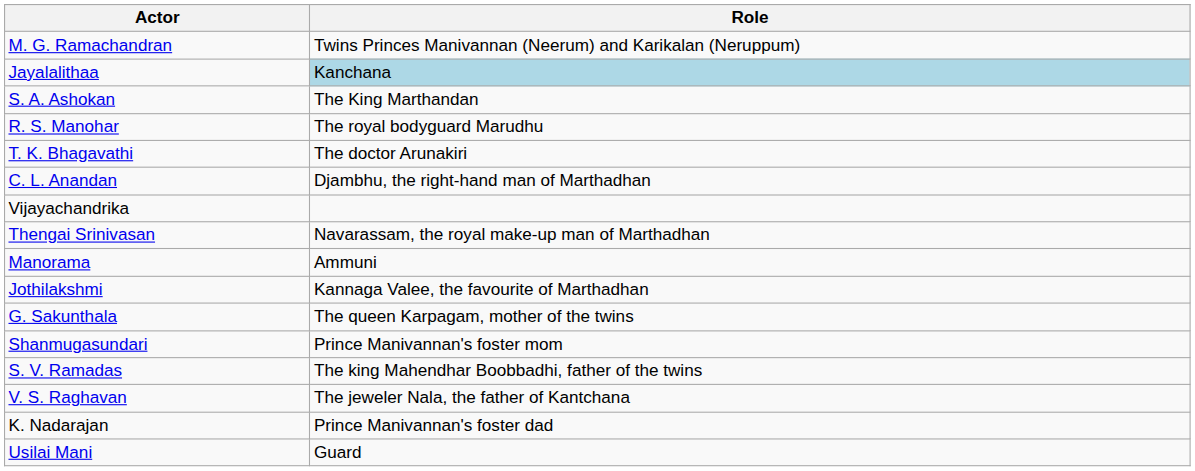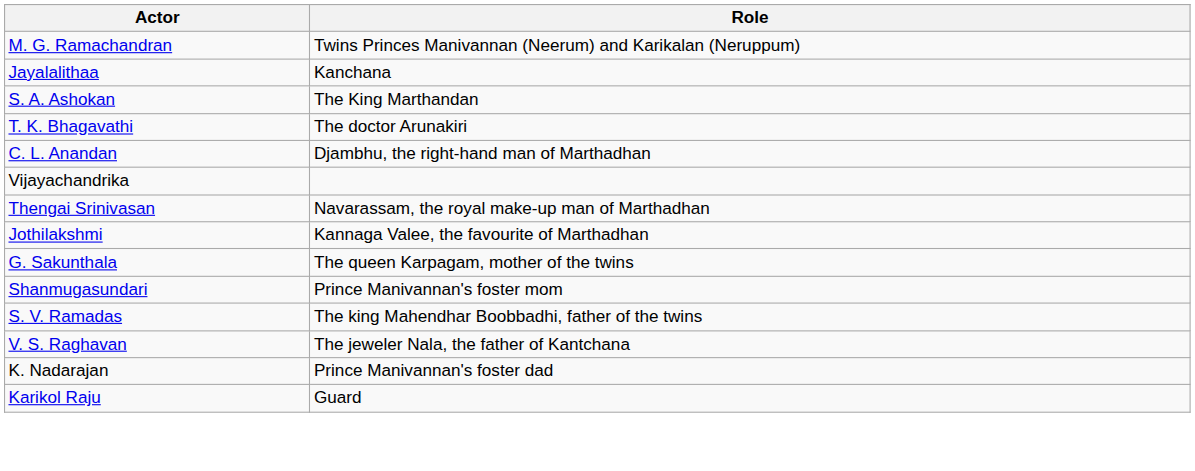(353, 72) lightblue background -> (353, 72) no background
- row: (64, 126)
- row: (49, 262)
+ row: (55, 398)
- row: (50, 452)
